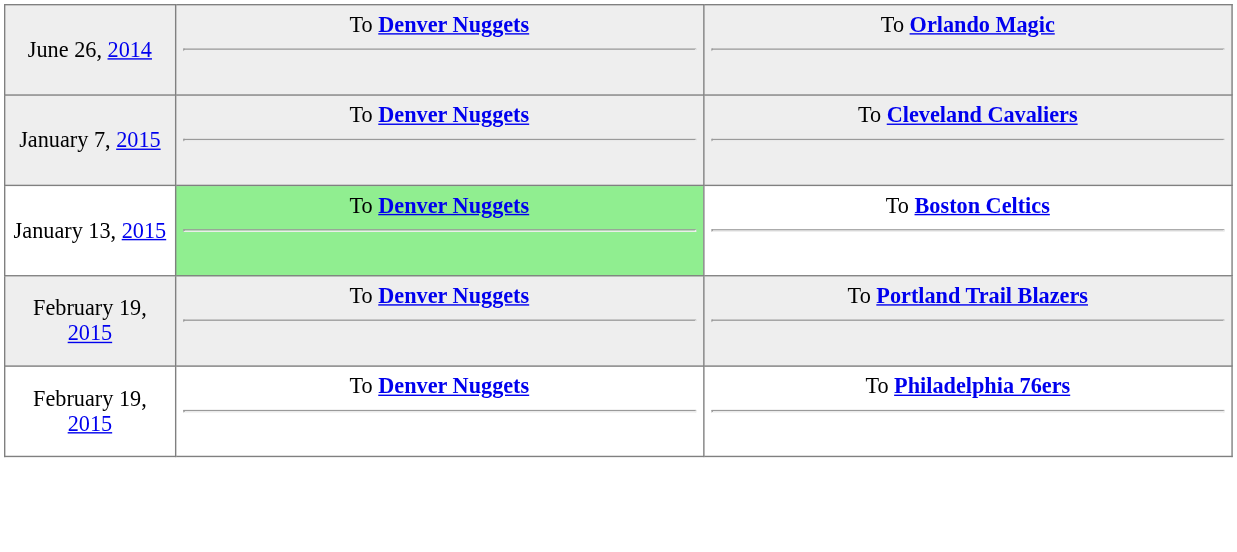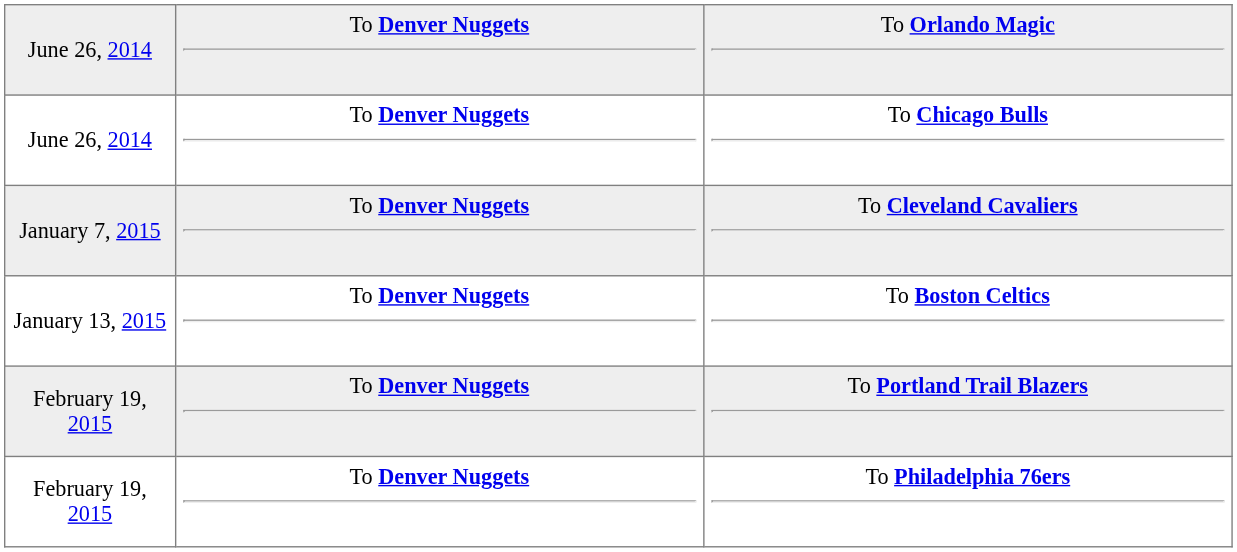+ row: (968, 122)
(439, 212) lightgreen background -> (439, 303) no background
